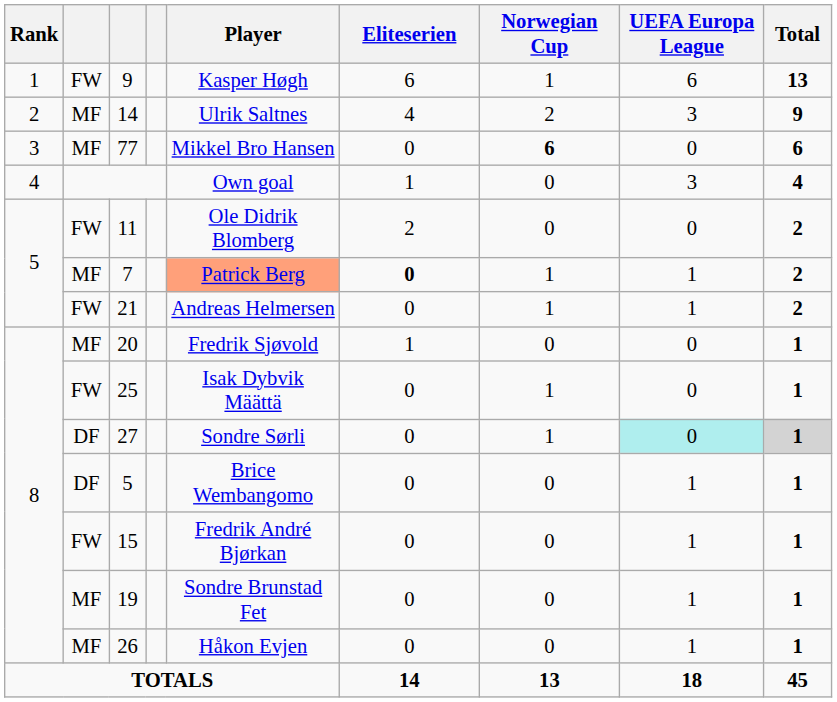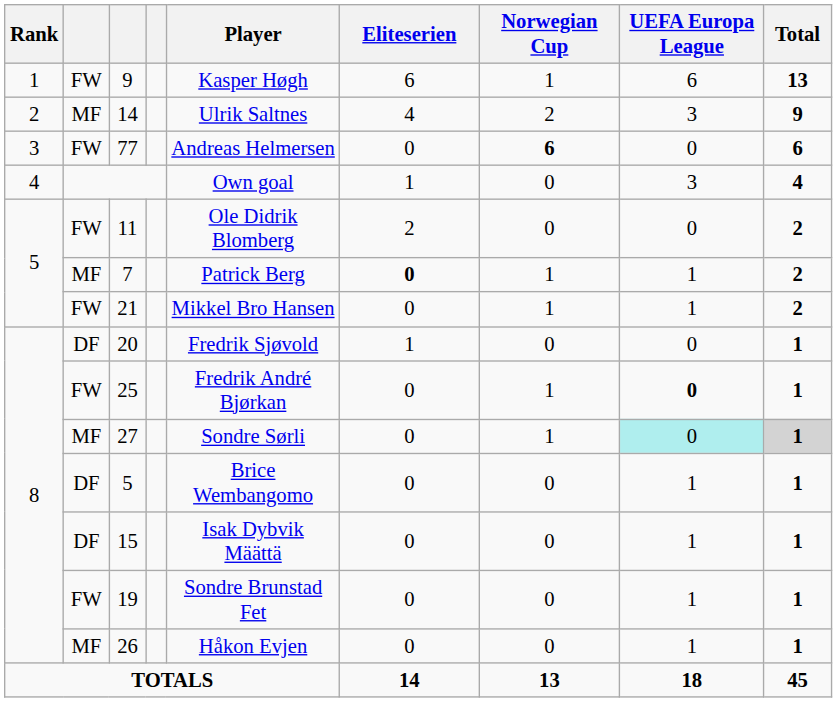(86, 148) MF -> (86, 148) FW
(253, 148) Mikkel Bro Hansen -> (253, 148) Andreas Helmersen
(253, 275) lightsalmon background -> (253, 275) no background
(253, 309) Andreas Helmersen -> (253, 309) Mikkel Bro Hansen
(86, 343) MF -> (86, 343) DF
(253, 389) Isak Dybvik Määttä -> (253, 389) Fredrik André Bjørkan
(692, 389) normal -> (692, 389) bold
(86, 436) DF -> (86, 436) MF
(86, 540) FW -> (86, 540) DF
(253, 540) Fredrik André Bjørkan -> (253, 540) Isak Dybvik Määttä
(86, 599) MF -> (86, 599) FW
